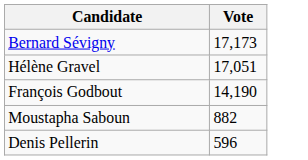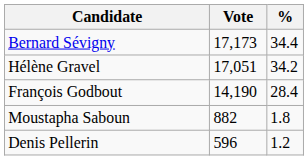+ column: (285, 17)
